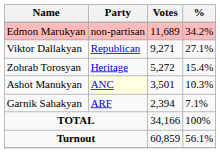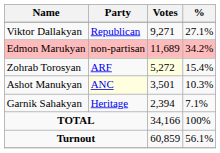rows swapped: (46, 31) <-> (44, 49)
(109, 67) Heritage -> (101, 67) ARF
(162, 67) no background -> (162, 67) lightyellow background
(101, 103) ARF -> (109, 103) Heritage
